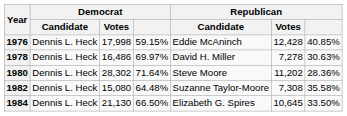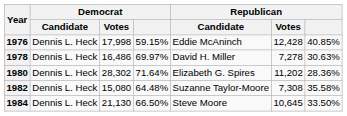(200, 73) Steve Moore -> (214, 73) Elizabeth G. Spires
(214, 103) Elizabeth G. Spires -> (200, 103) Steve Moore
